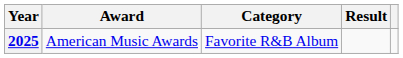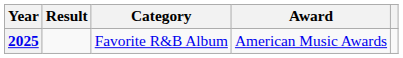columns swapped: (122, 16) <-> (366, 16)
